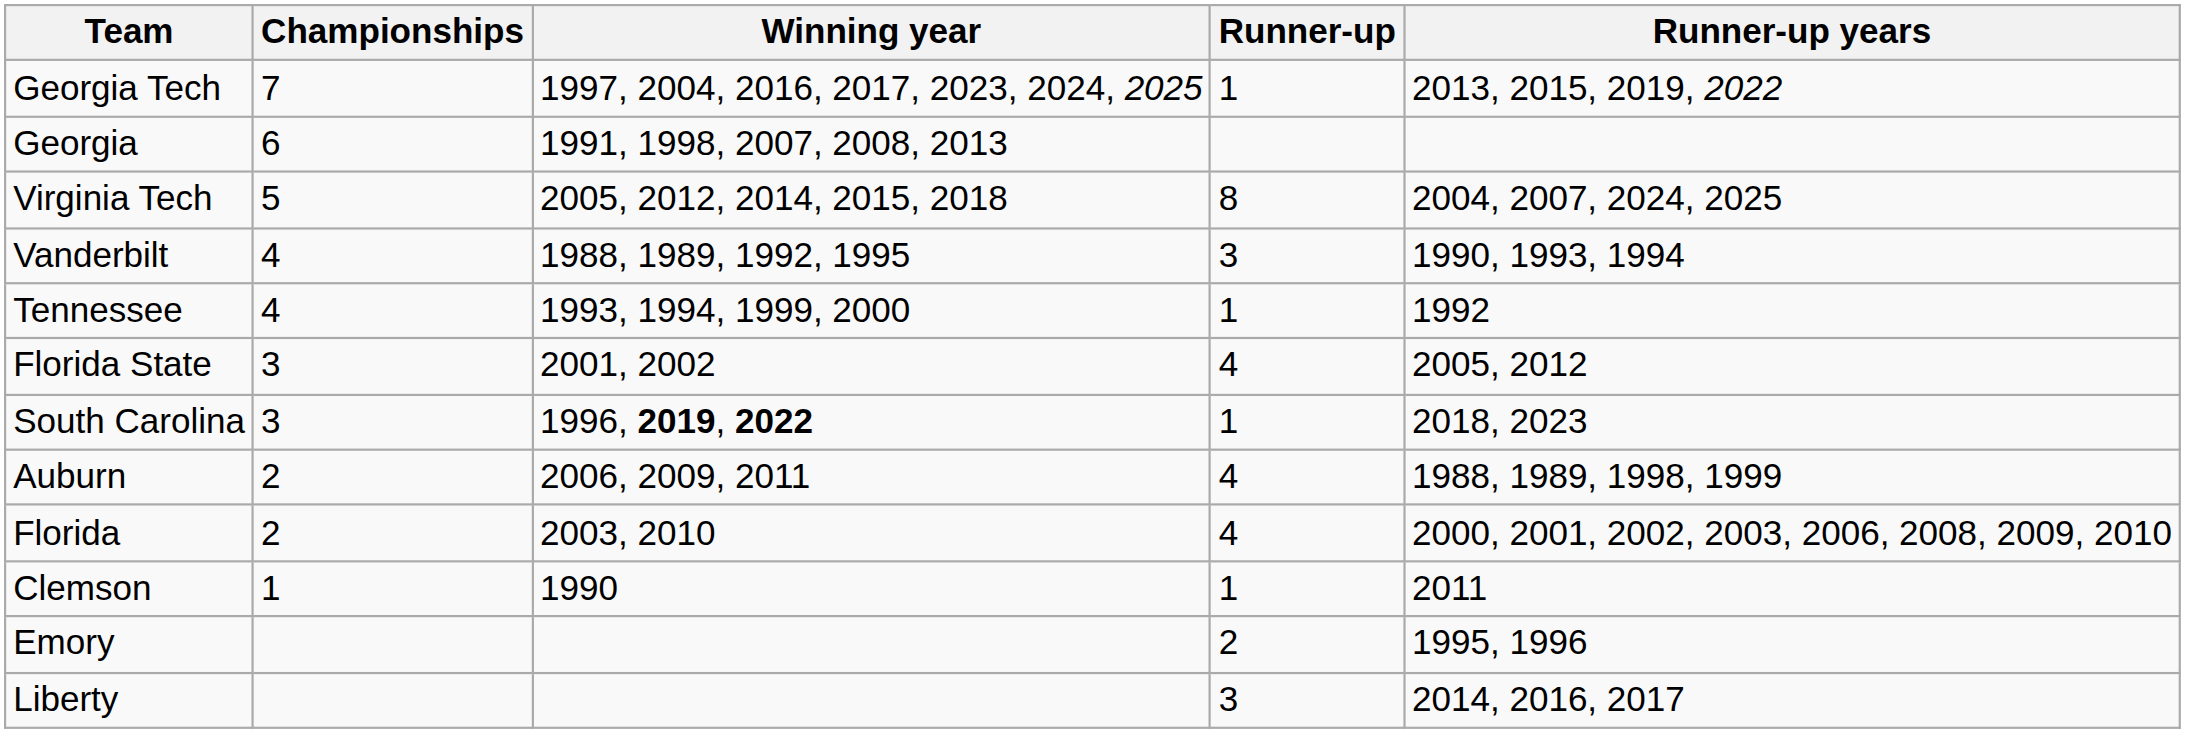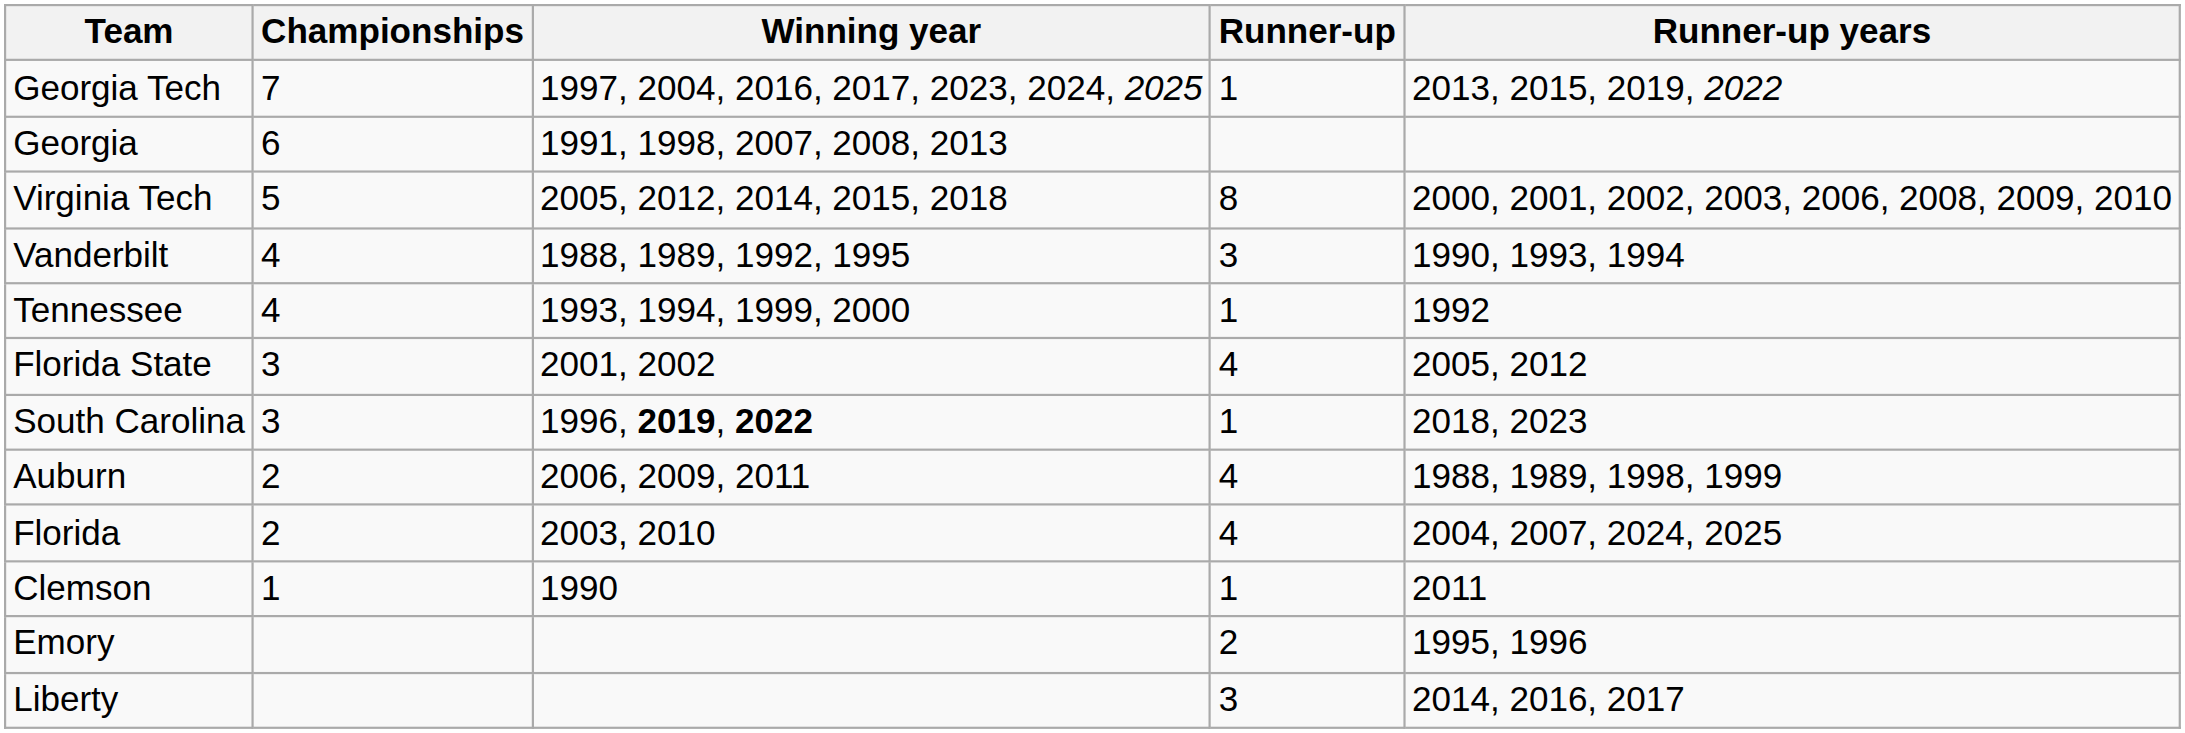(1597, 198) 2004, 2007, 2024, 2025 -> (1792, 198) 2000, 2001, 2002, 2003, 2006, 2008, 2009, 2010
(1792, 532) 2000, 2001, 2002, 2003, 2006, 2008, 2009, 2010 -> (1597, 532) 2004, 2007, 2024, 2025
